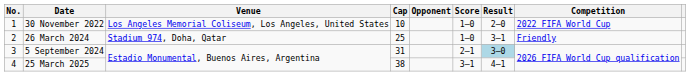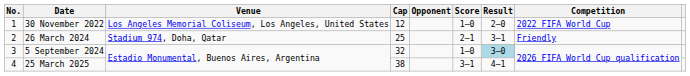(400, 24) 10 -> (400, 24) 12
(467, 38) 1–0 -> (467, 38) 2–1
(400, 51) 31 -> (400, 51) 32
(467, 51) 2–1 -> (467, 51) 1–0
